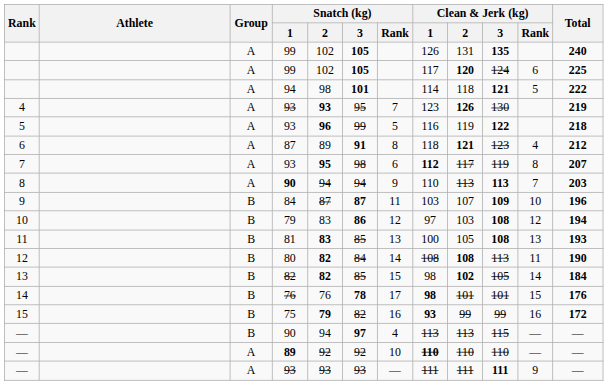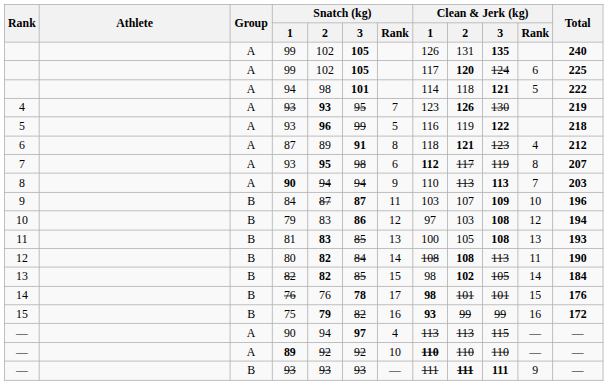(251, 333) B -> (251, 333) A
(251, 370) A -> (251, 370) B
(465, 370) normal -> (465, 370) bold
